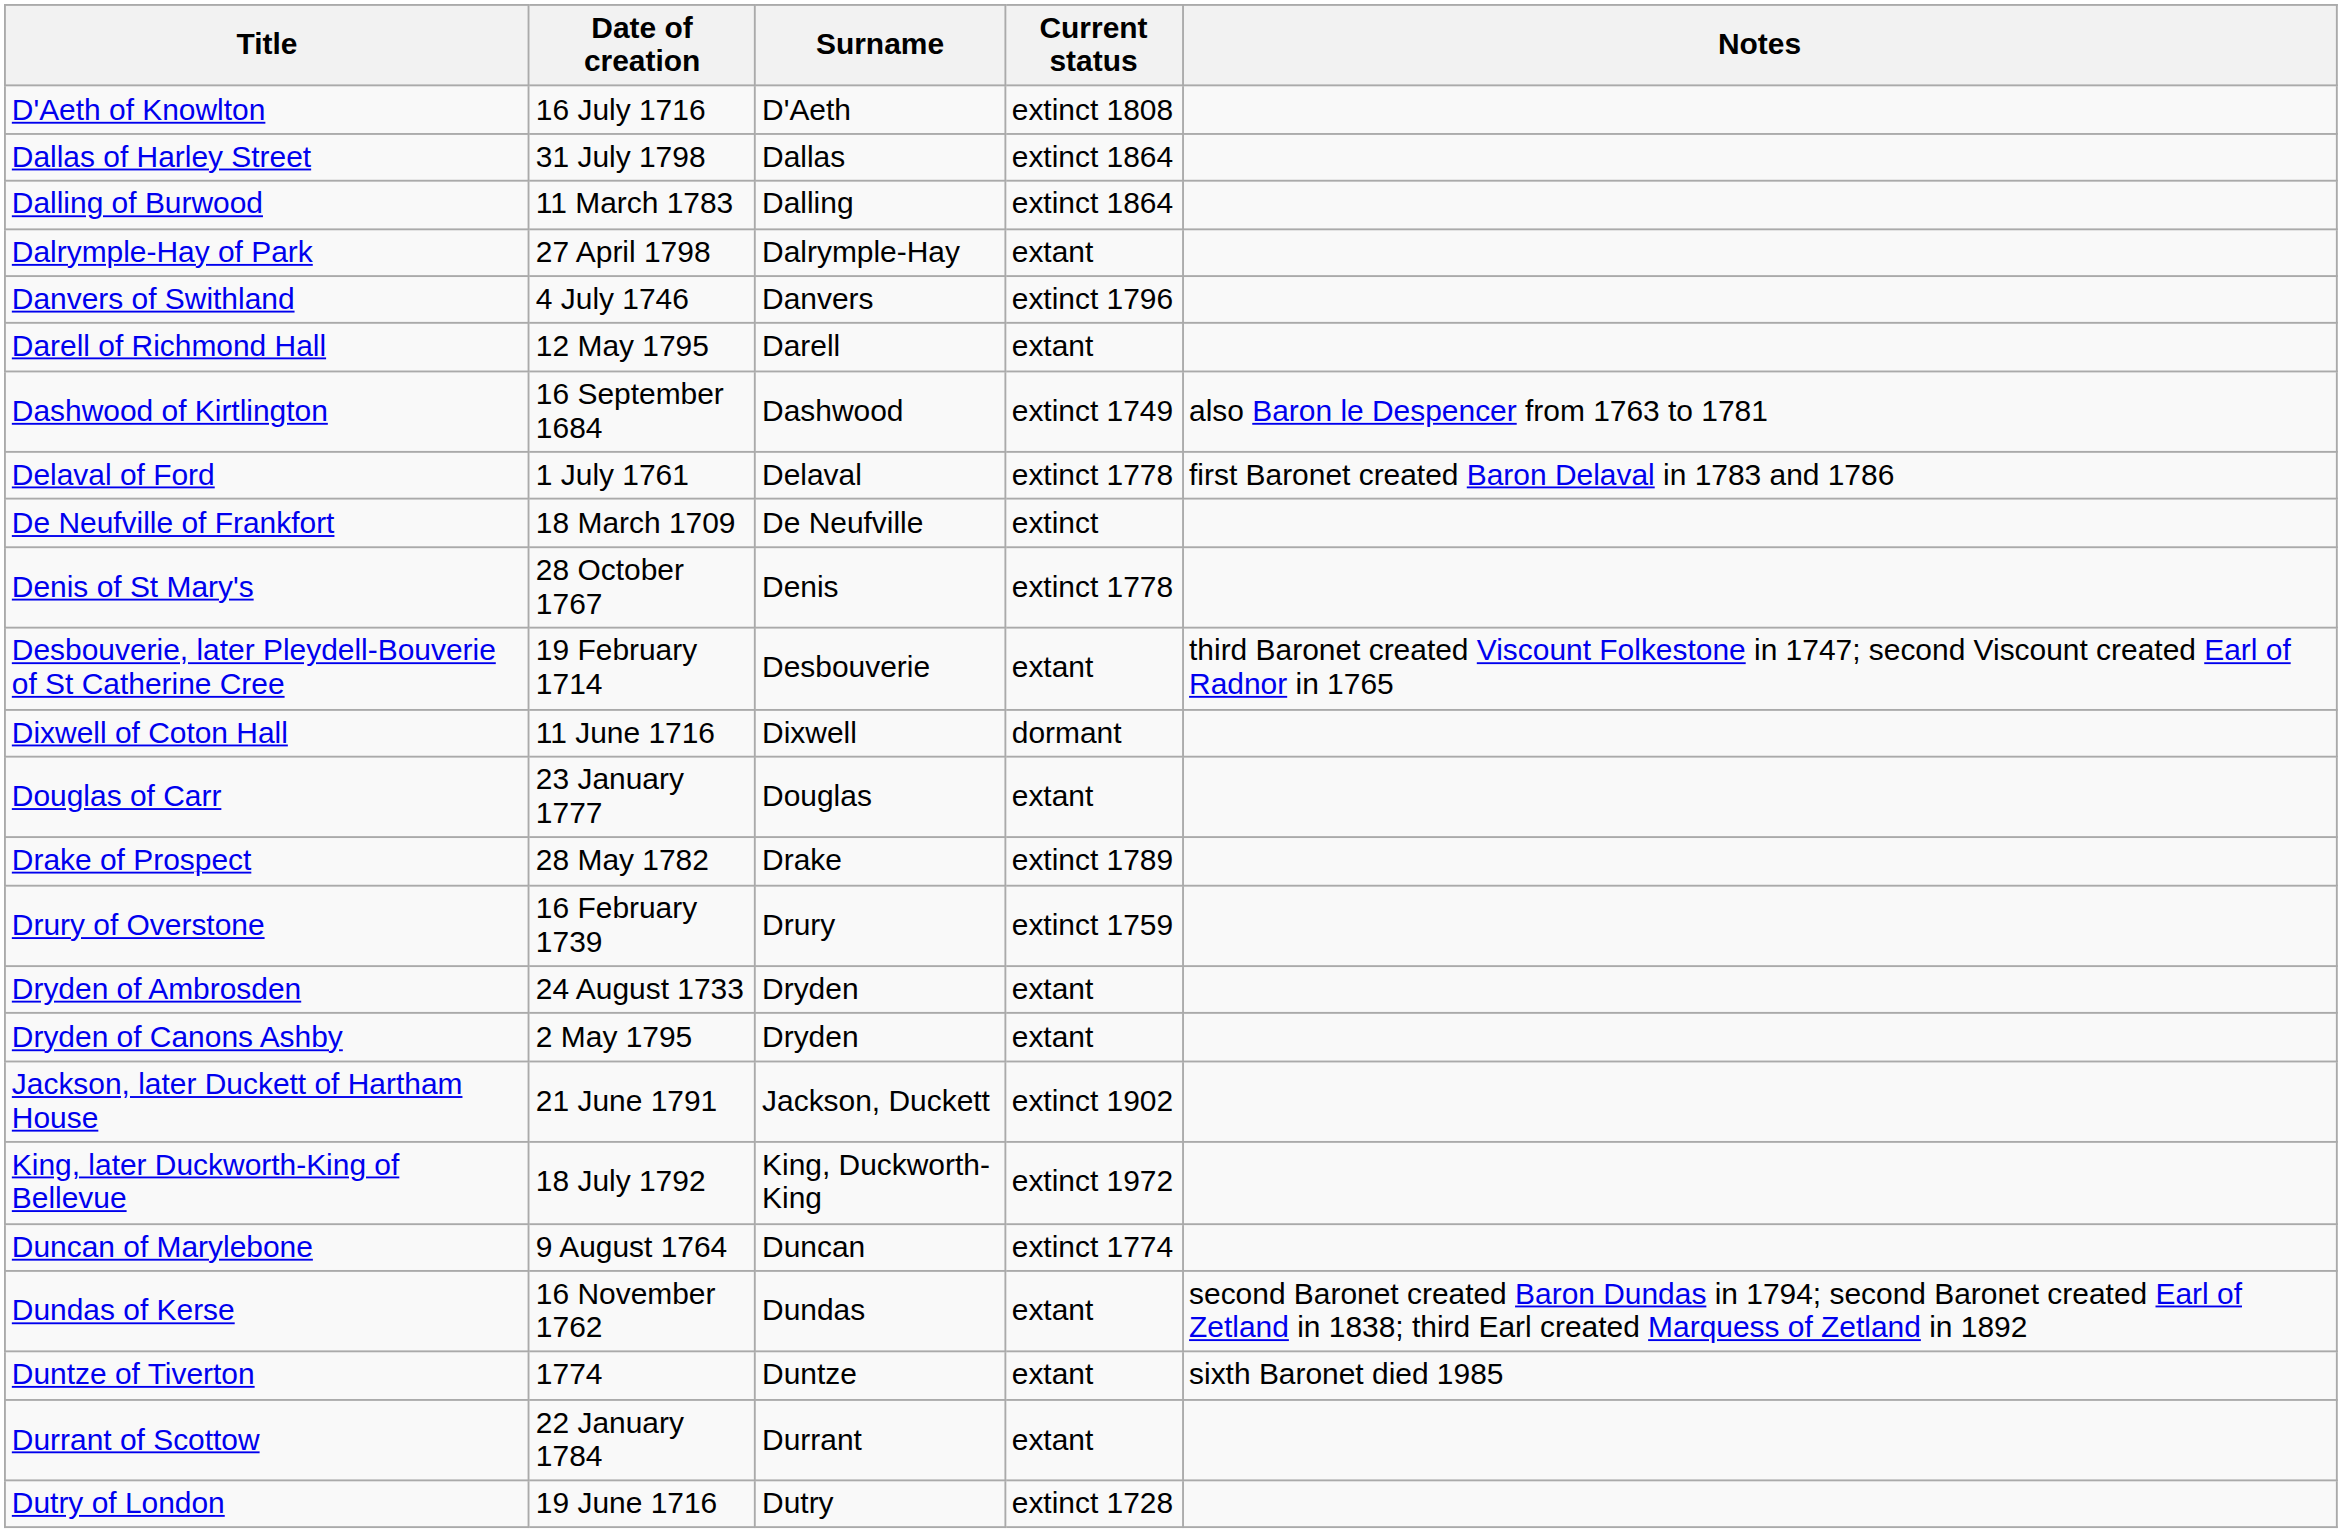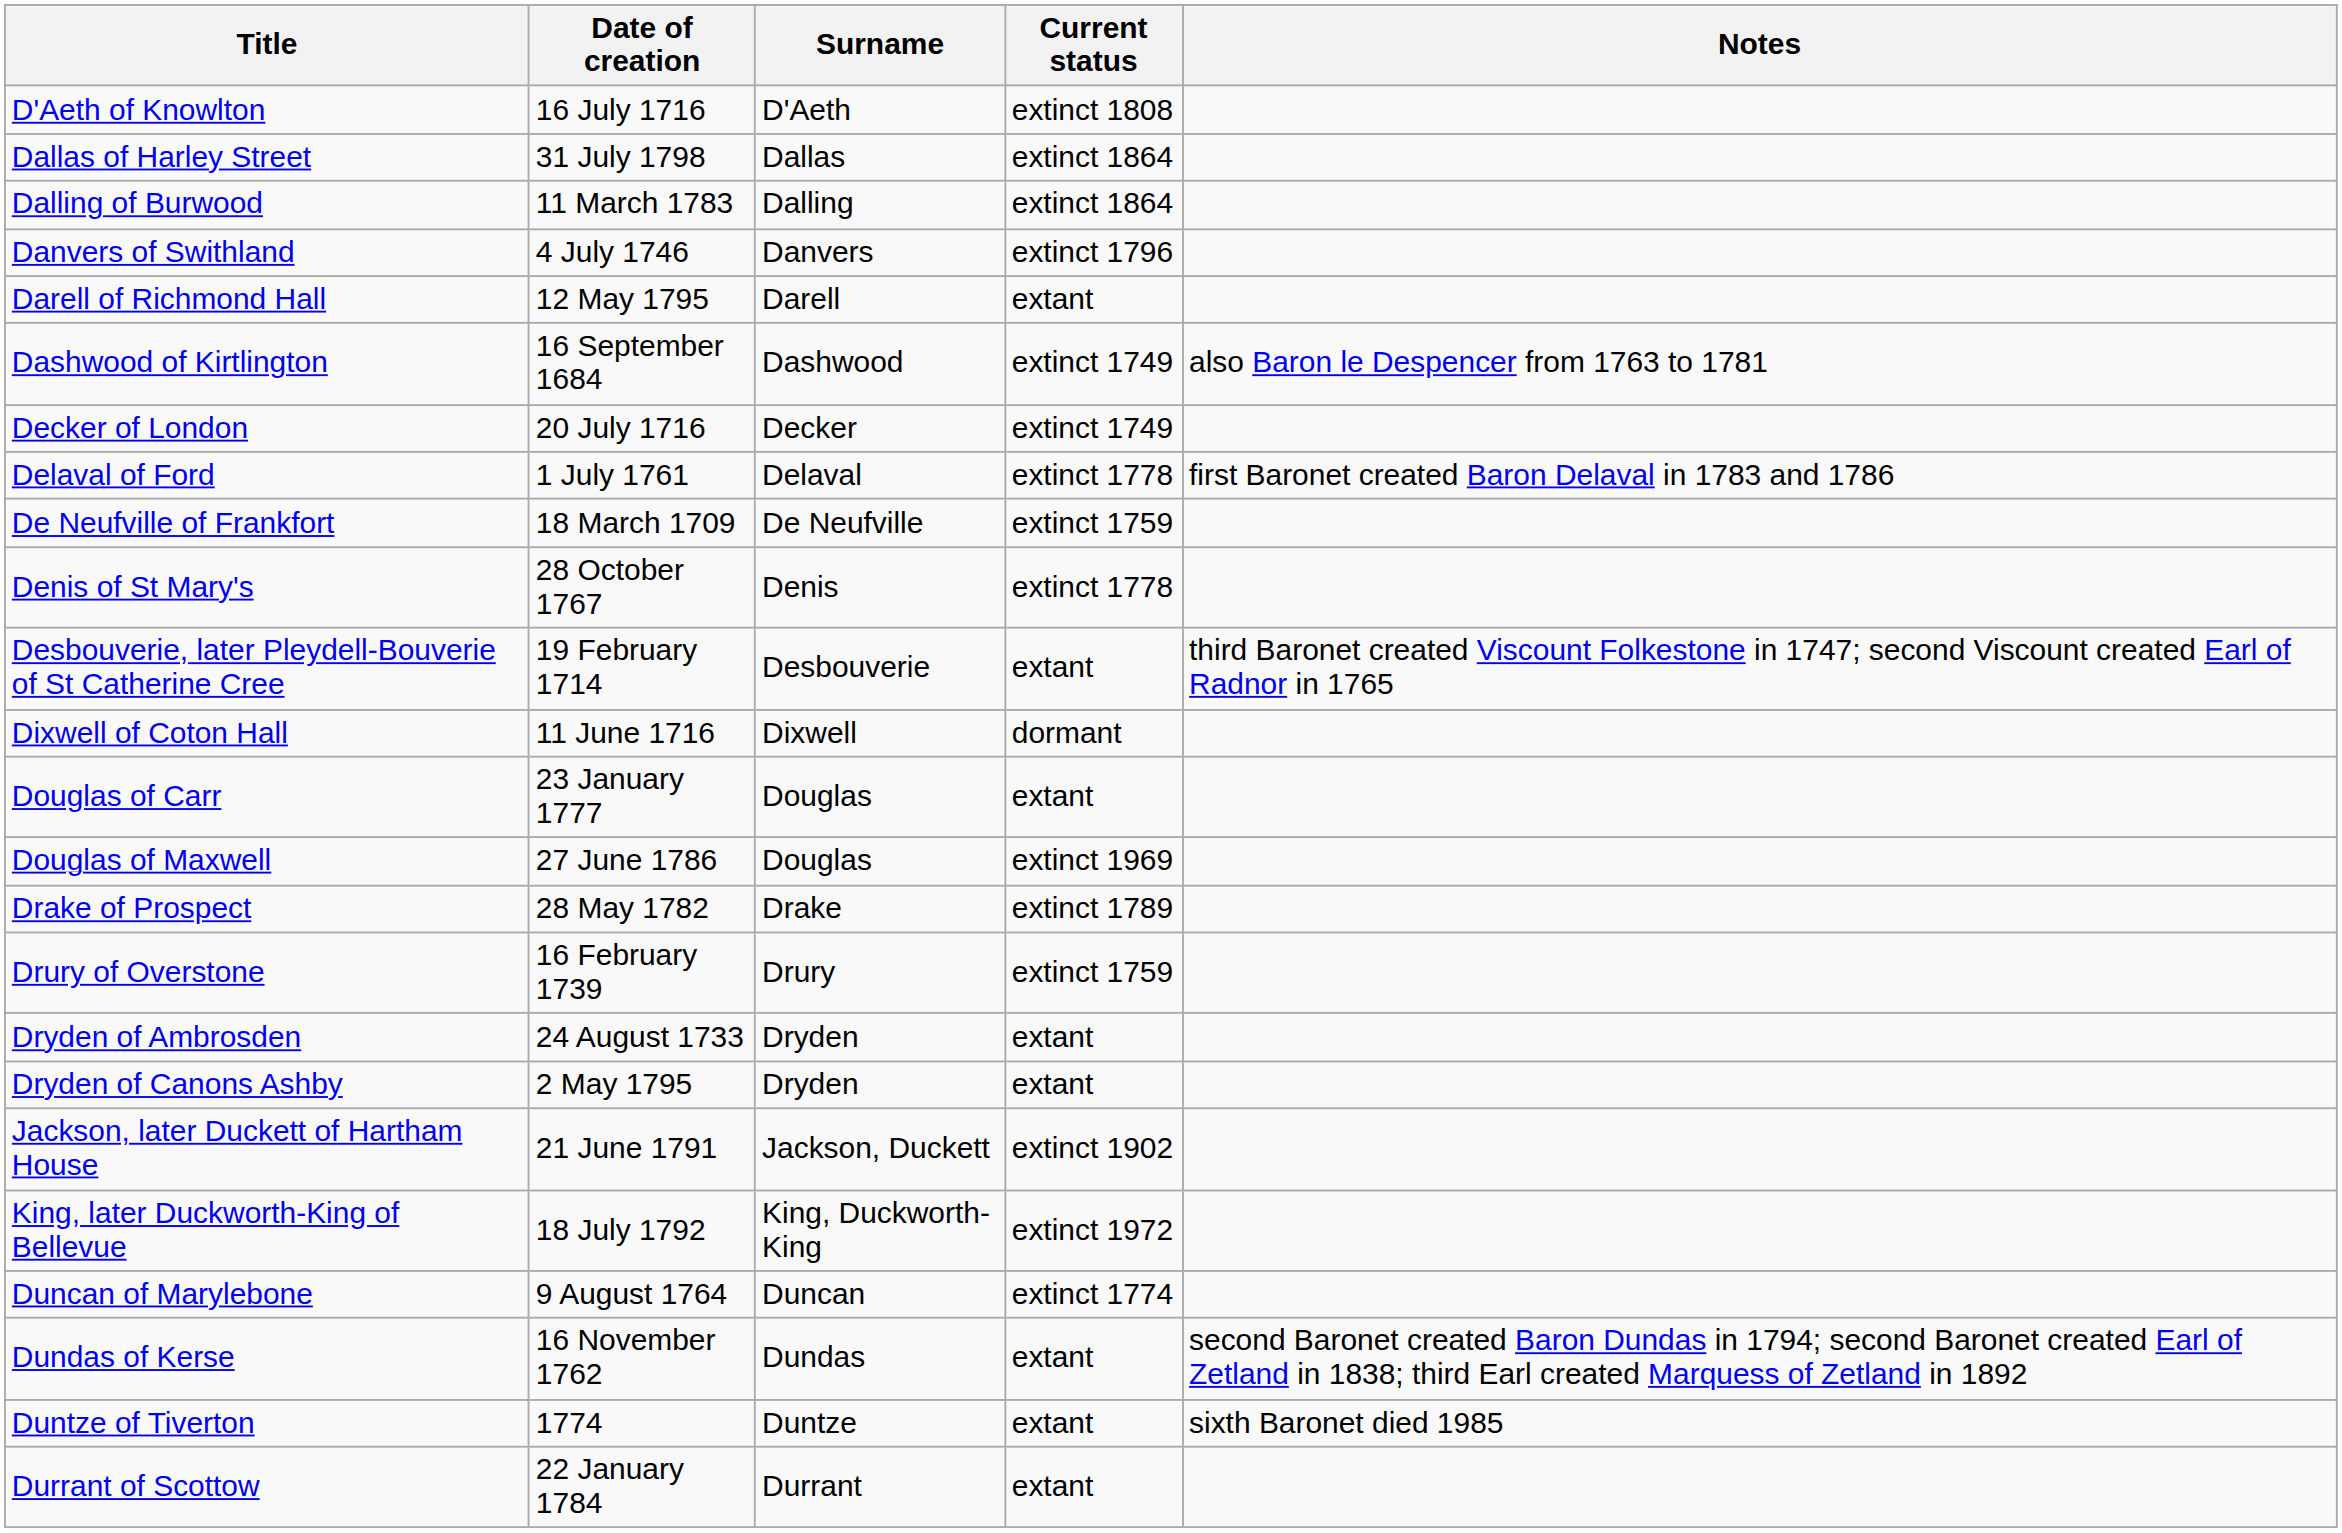- row: (162, 251)
+ row: (130, 427)
(1055, 522) extinct -> (1092, 522) extinct 1759
+ row: (142, 860)
- row: (118, 1503)
